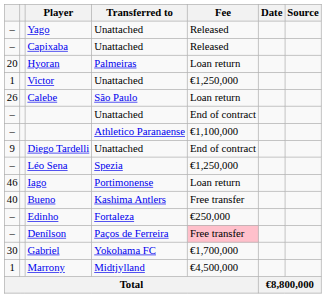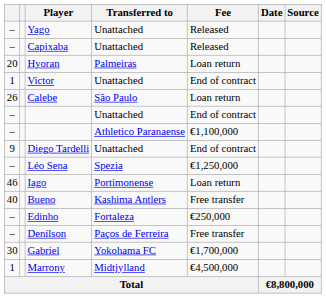(214, 81) €1,250,000 -> (223, 81) End of contract
(217, 234) pink background -> (217, 234) no background
